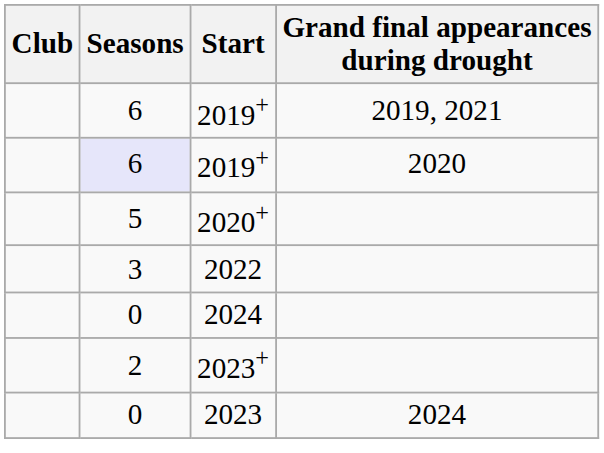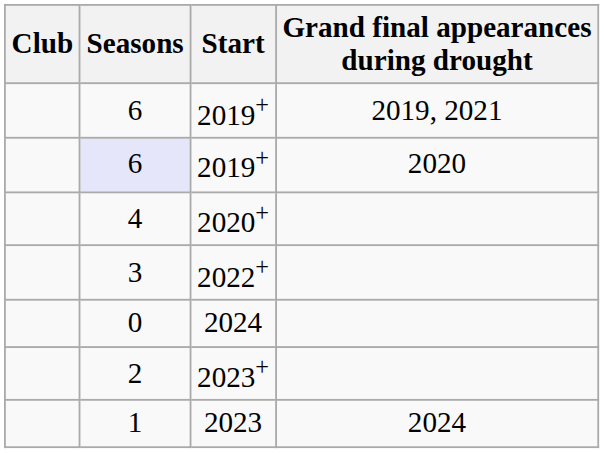(135, 218) 5 -> (135, 218) 4
+ row: (233, 272)
- row: (233, 268)
(135, 415) 0 -> (135, 423) 1
